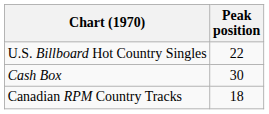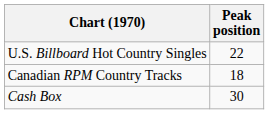rows swapped: (35, 75) <-> (95, 97)
